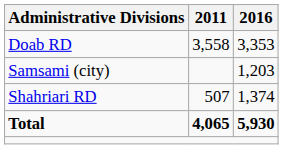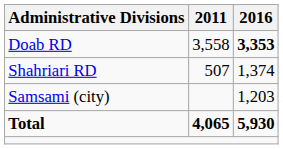(256, 44) normal -> (256, 44) bold
rows swapped: (52, 96) <-> (59, 70)
